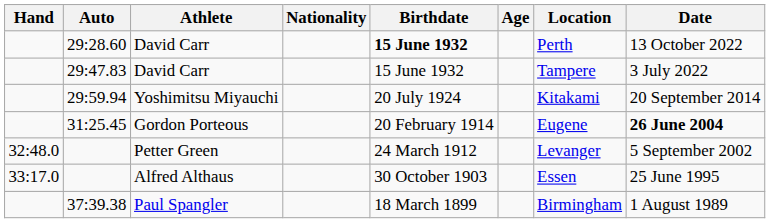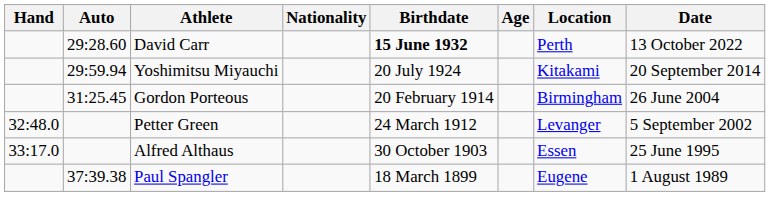- row: (97, 71)
(562, 124) Eugene -> (580, 97) Birmingham
(676, 124) bold -> (675, 97) normal
(580, 204) Birmingham -> (562, 177) Eugene
